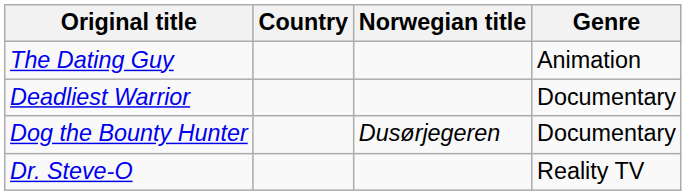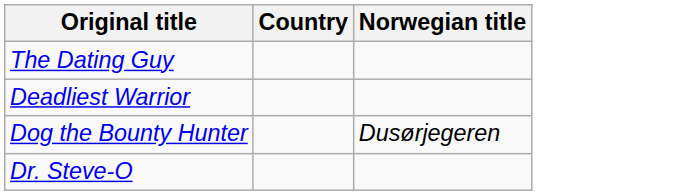- column: (607, 23)
